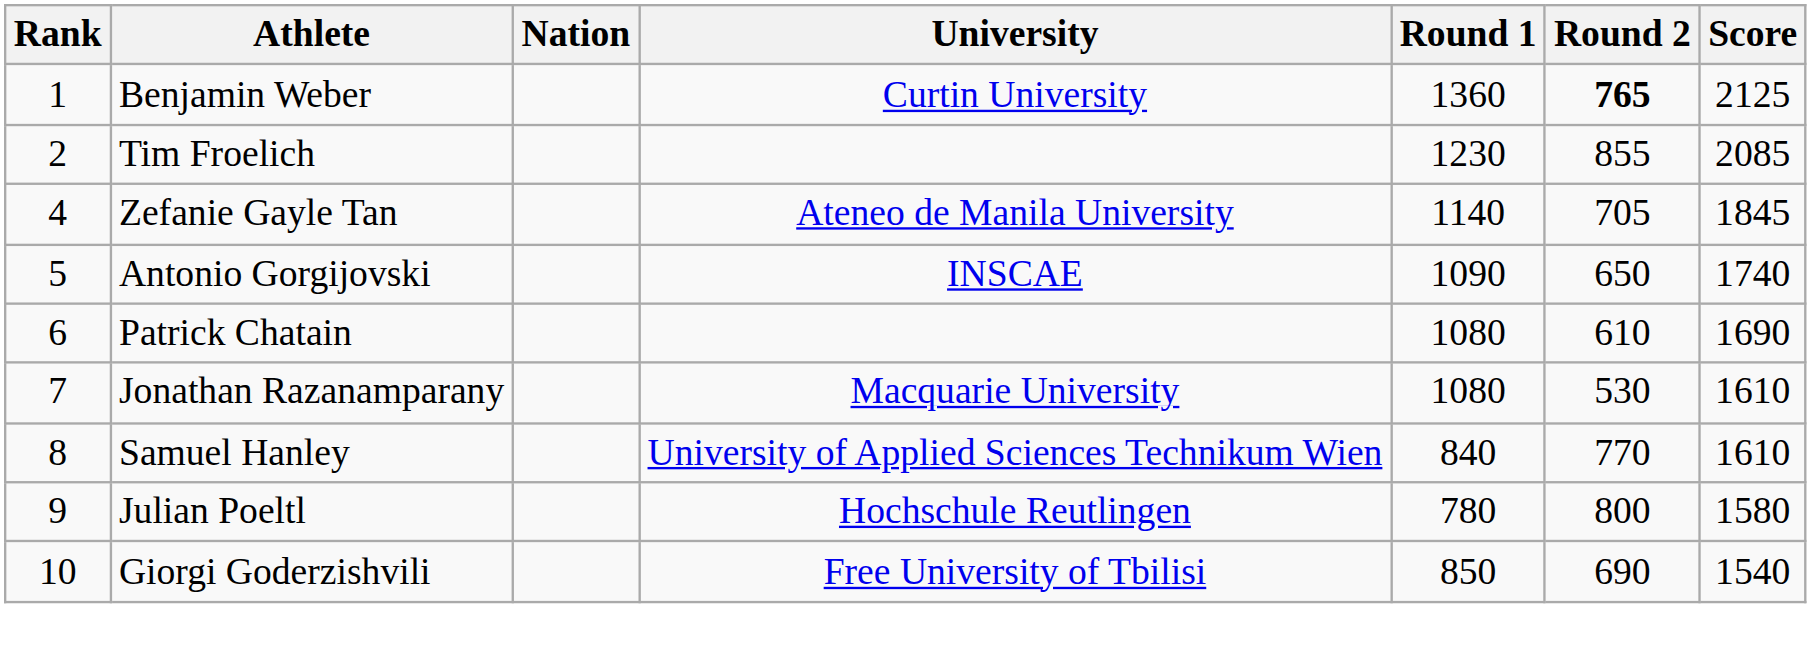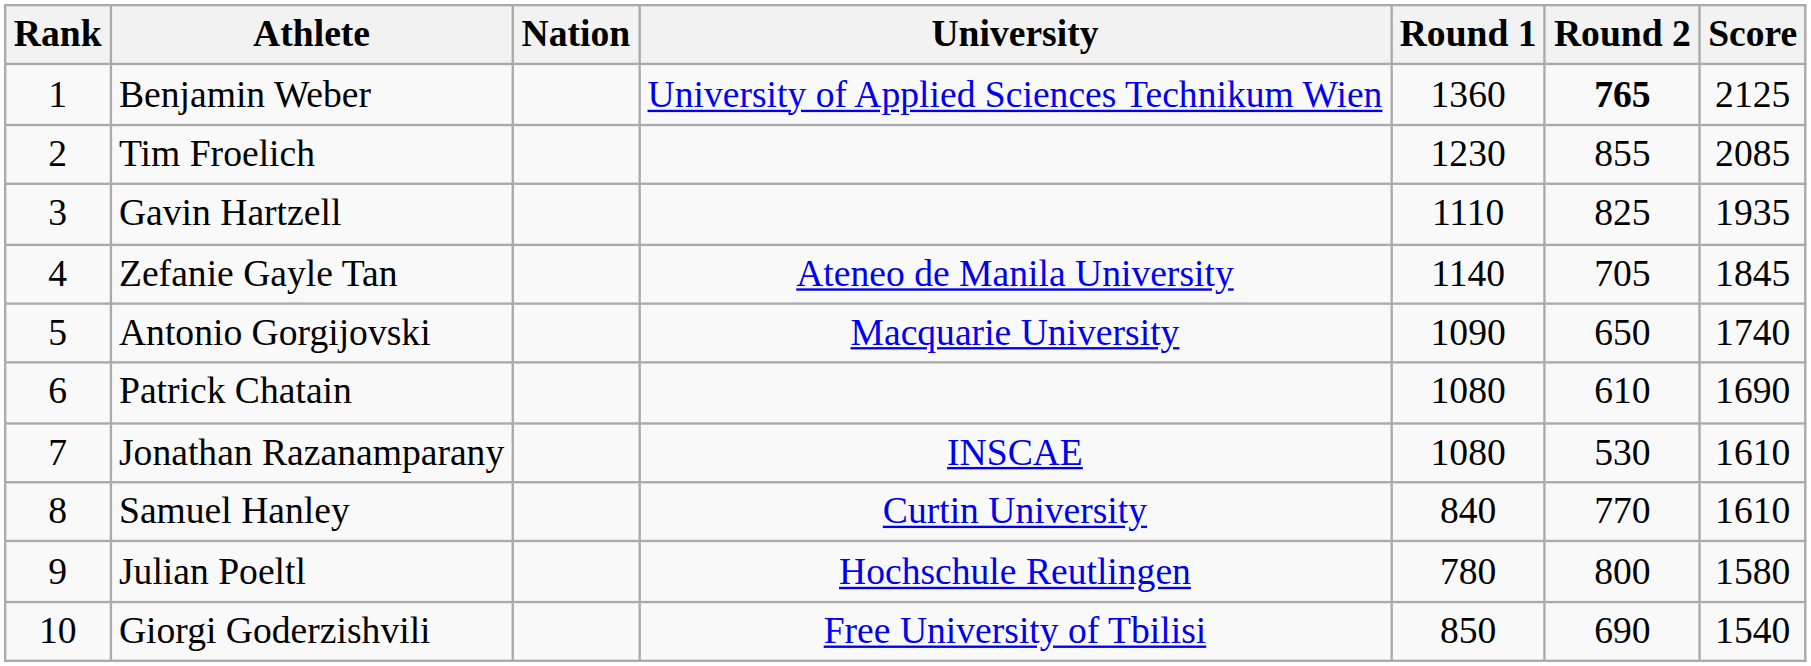(1015, 93) Curtin University -> (1015, 93) University of Applied Sciences Technikum Wien
+ row: (230, 213)
(1015, 272) INSCAE -> (1015, 332) Macquarie University
(1015, 392) Macquarie University -> (1015, 451) INSCAE
(1015, 451) University of Applied Sciences Technikum Wien -> (1015, 511) Curtin University
